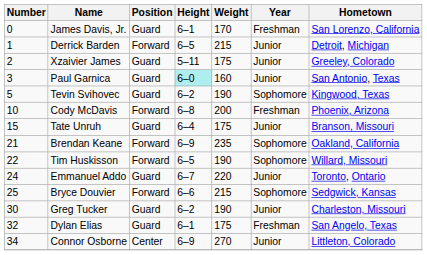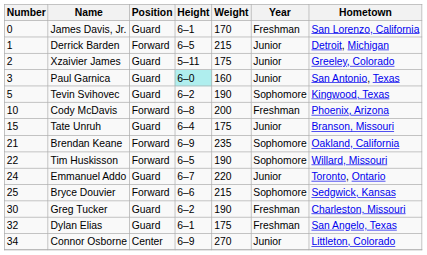(267, 209) Junior -> (276, 209) Freshman
